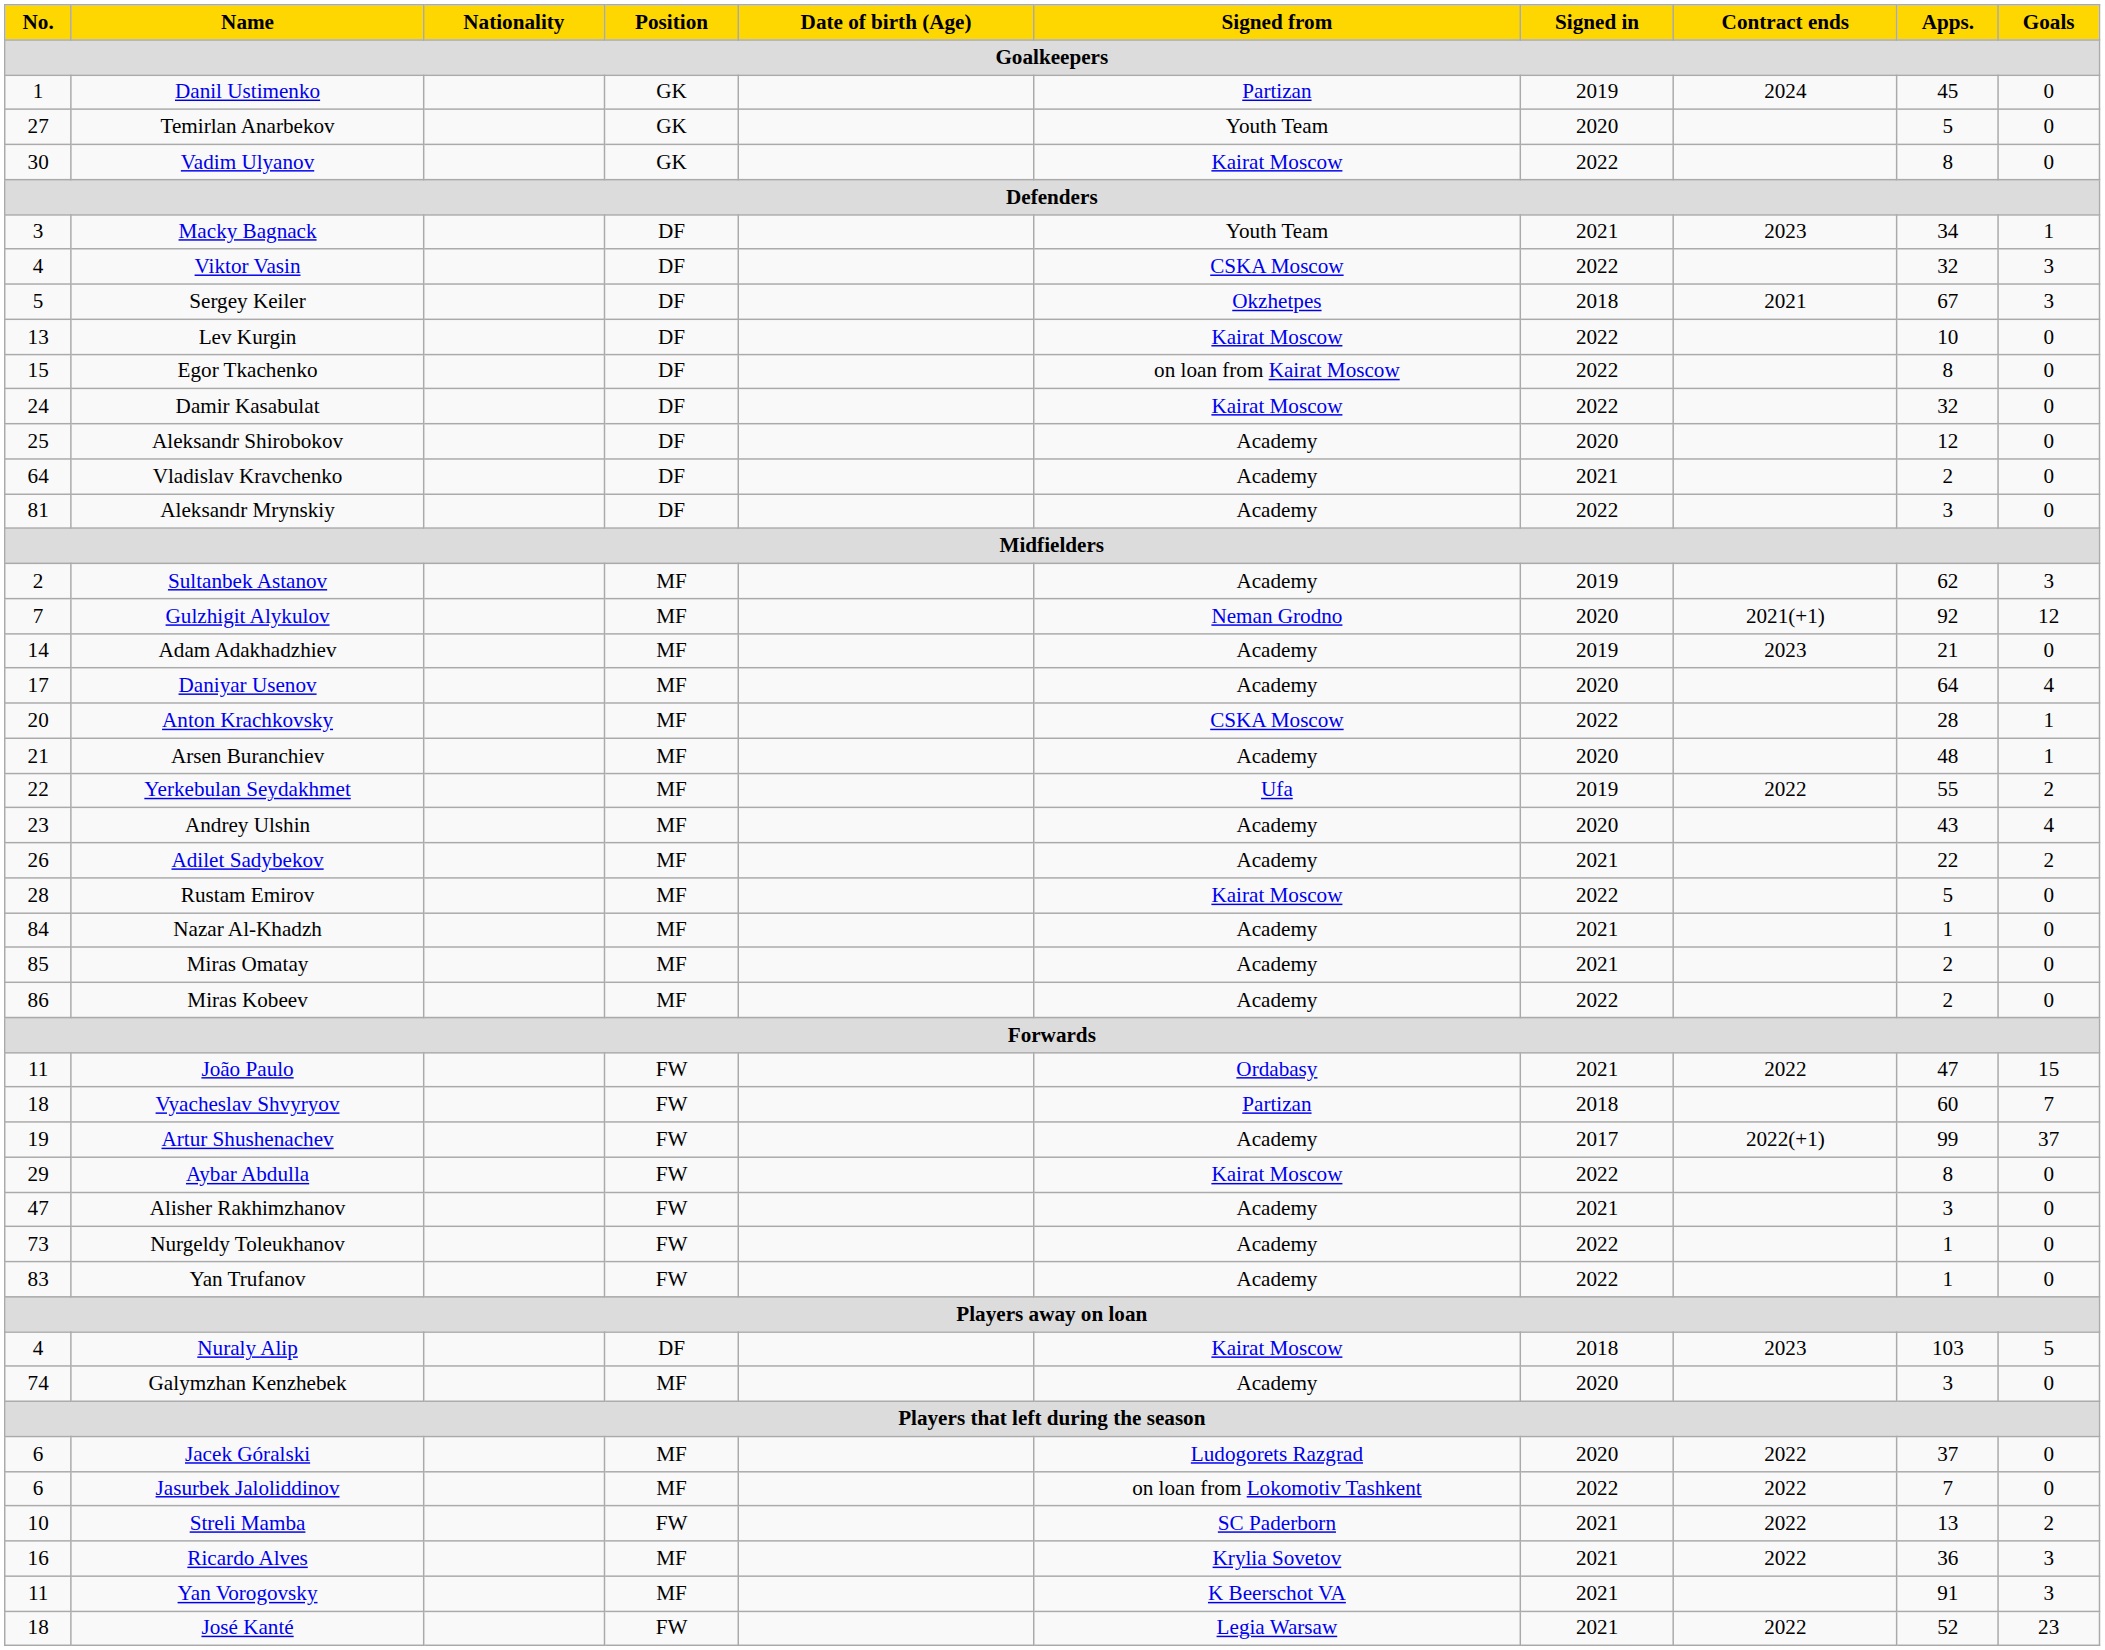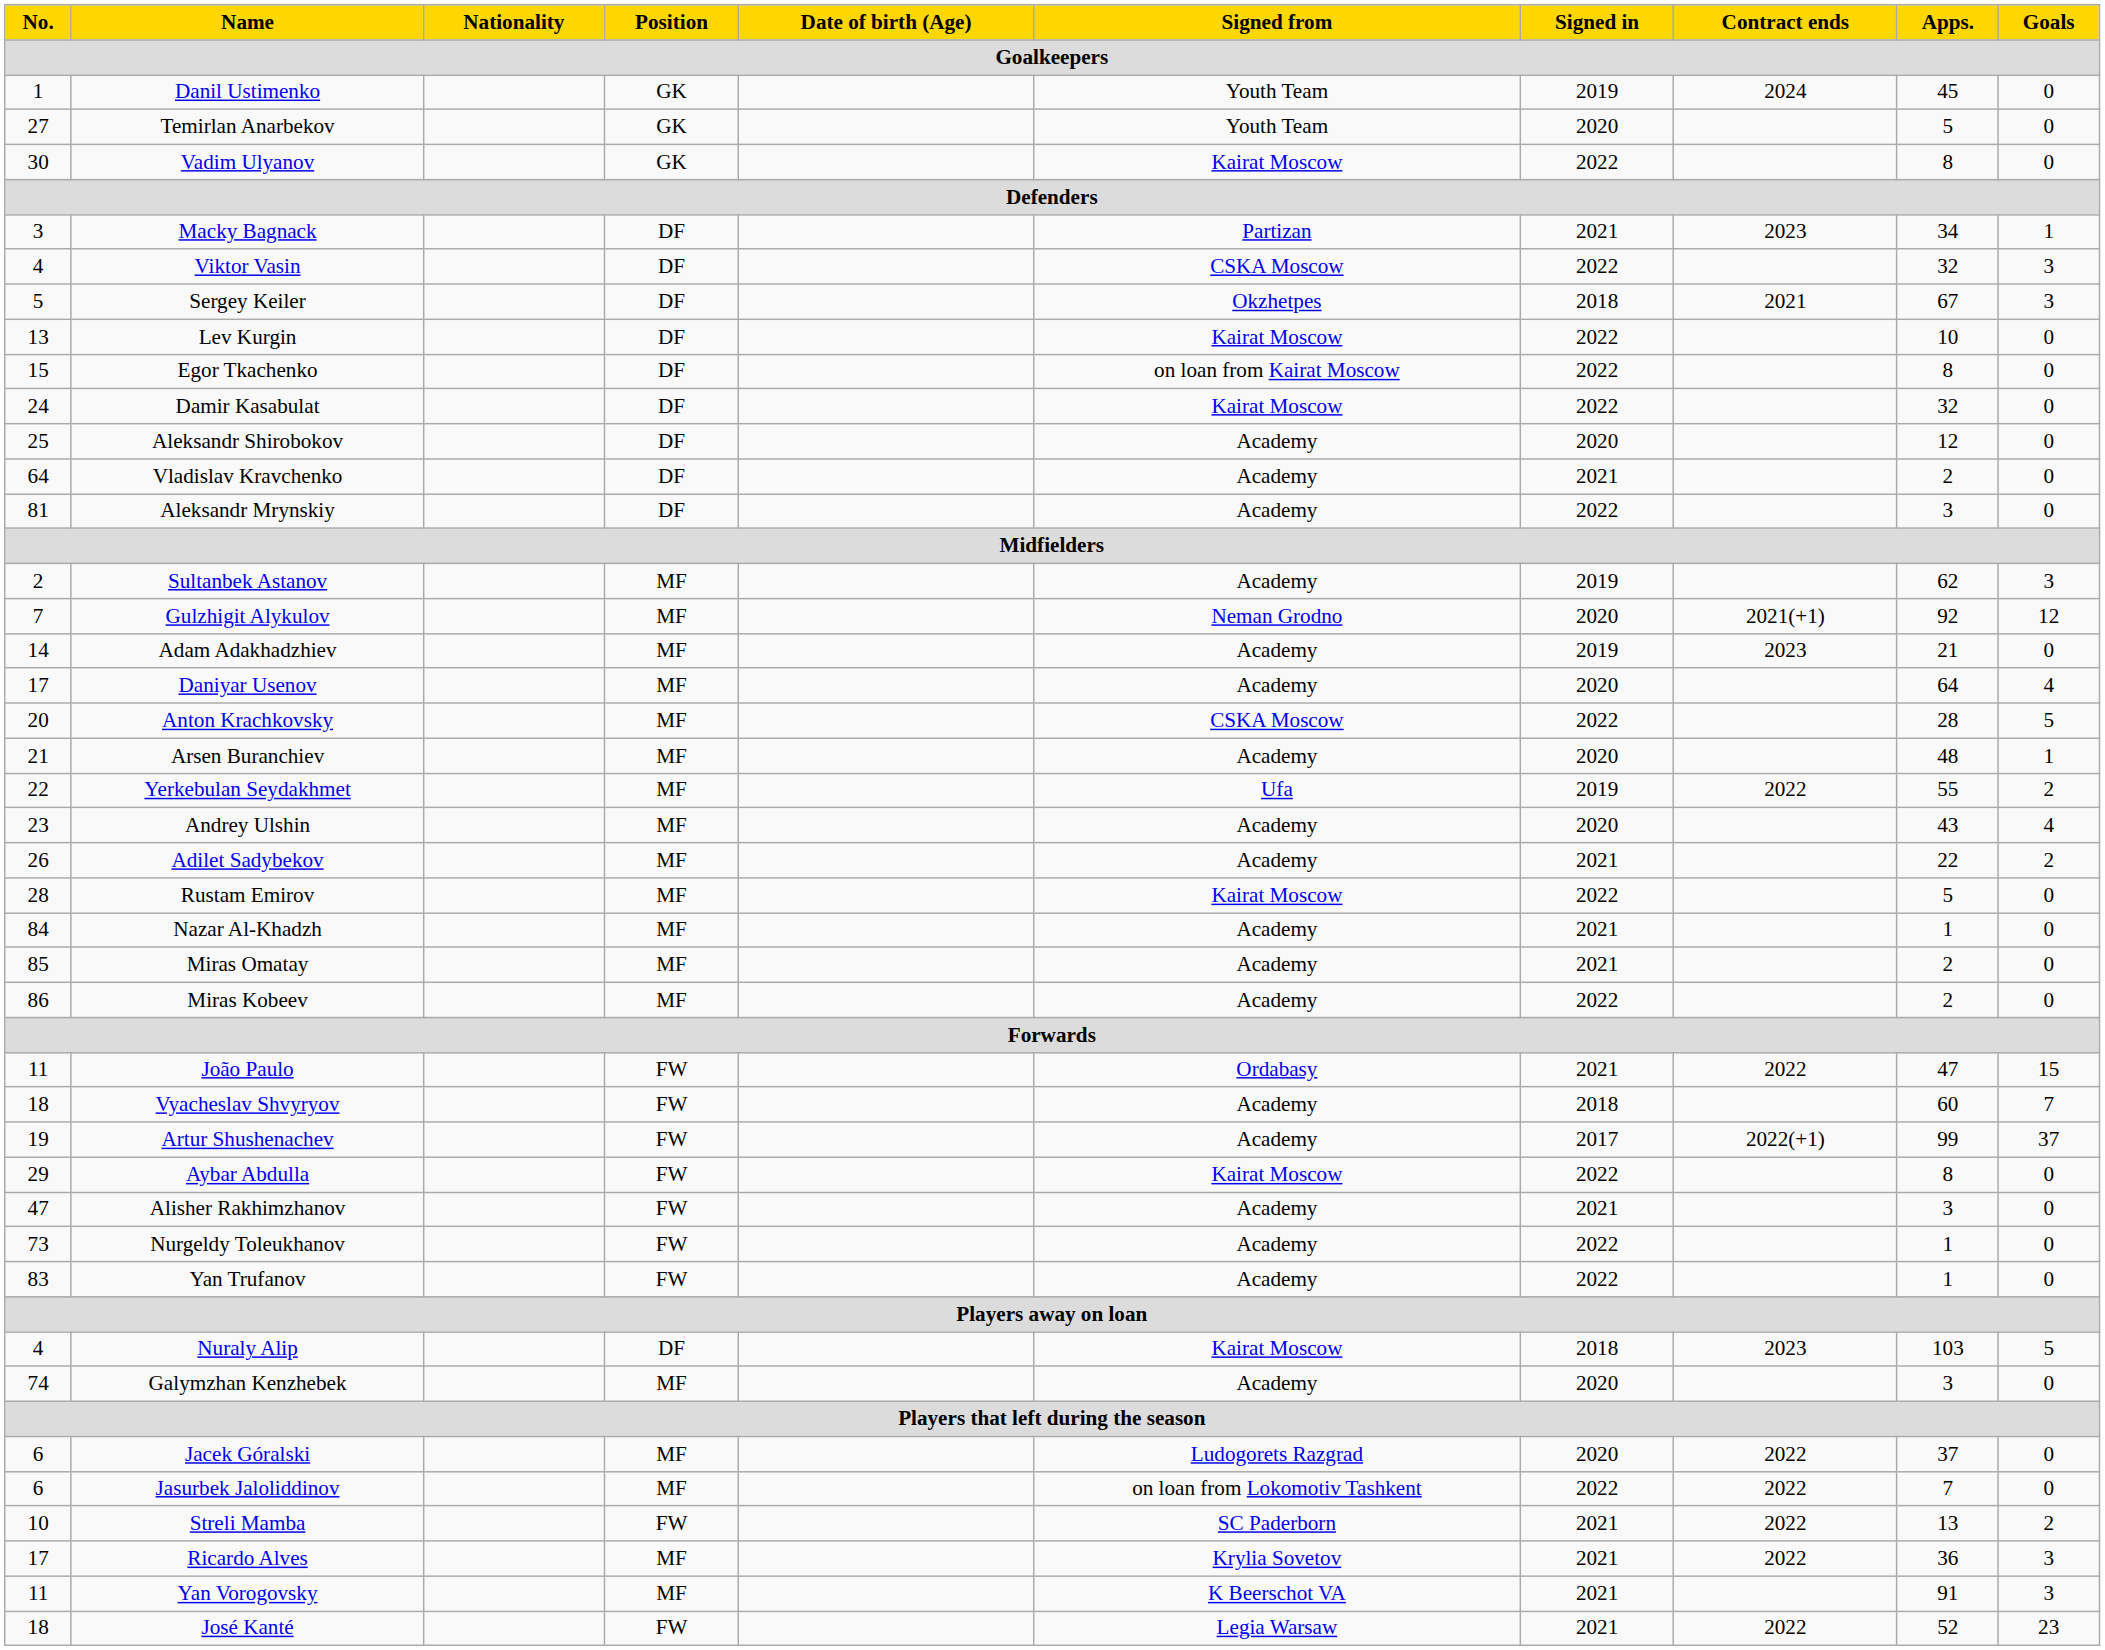(1277, 92) Partizan -> (1277, 92) Youth Team
(1277, 231) Youth Team -> (1277, 231) Partizan
(2049, 720) 1 -> (2049, 720) 5
(1277, 1104) Partizan -> (1277, 1104) Academy
(38, 1558) 16 -> (38, 1558) 17
